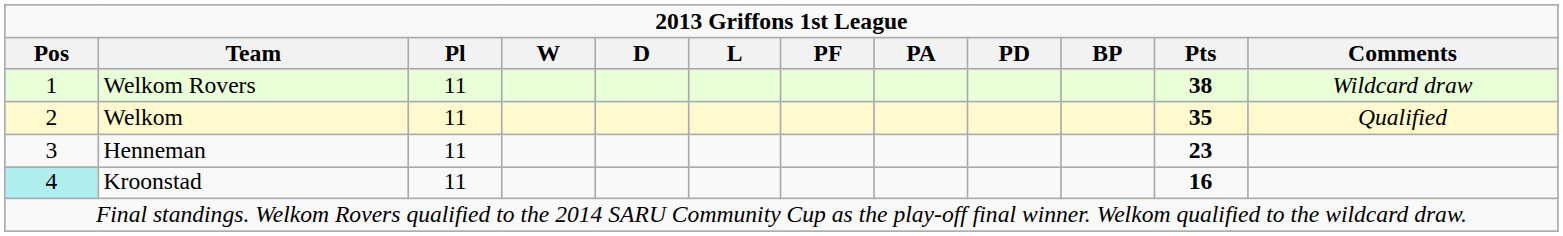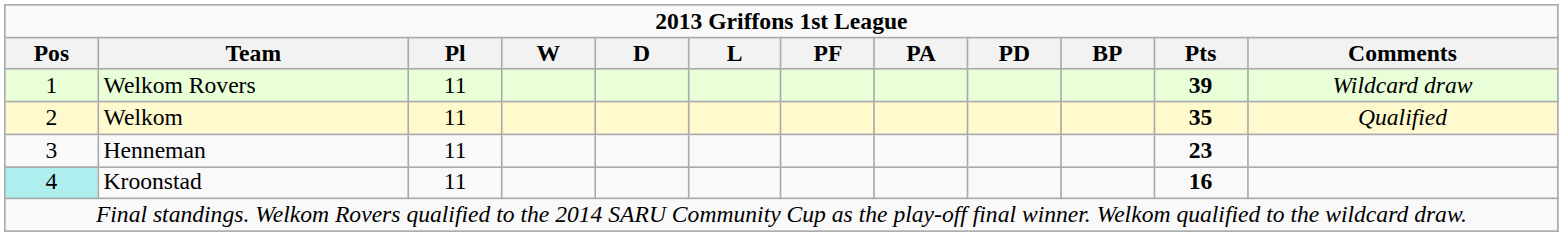(1201, 85) 38 -> (1201, 85) 39
